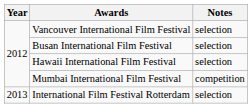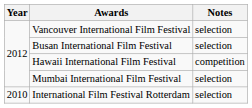(214, 62) selection -> (220, 62) competition
(220, 78) competition -> (214, 78) selection
(17, 95) 2013 -> (17, 95) 2010
